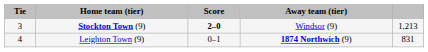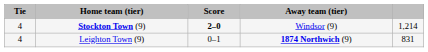(20, 26) 3 -> (20, 26) 4
(408, 26) 1,213 -> (408, 26) 1,214
